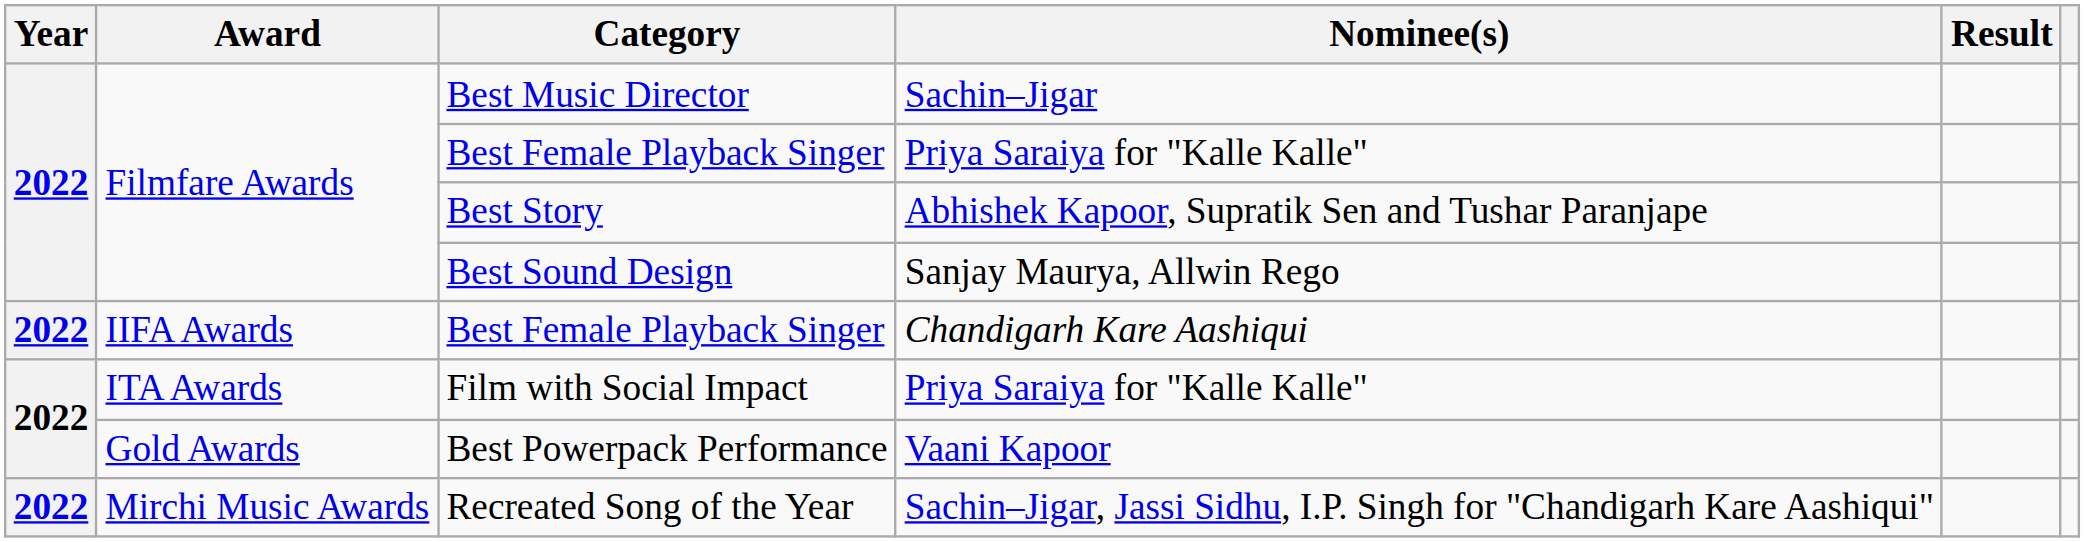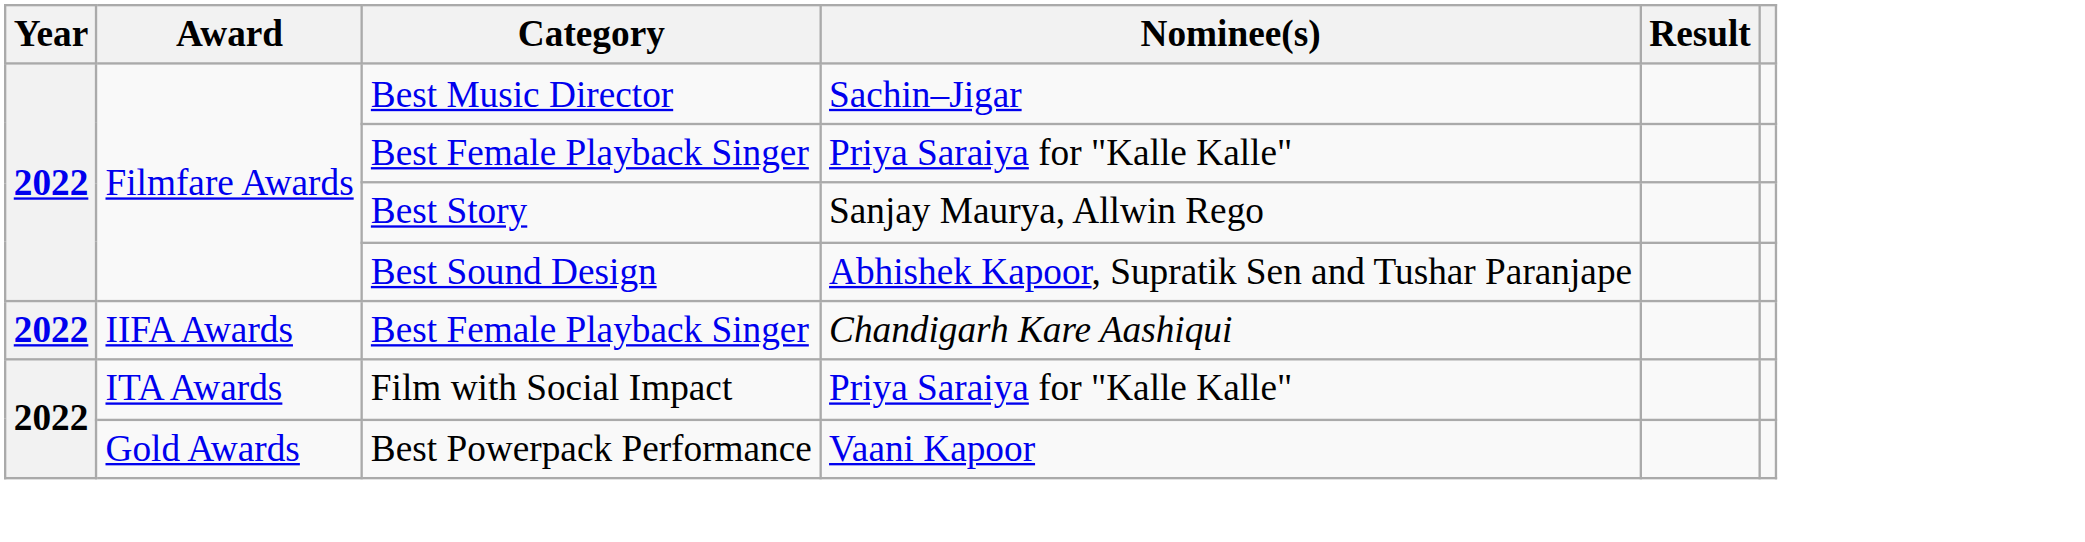(1306, 211) Abhishek Kapoor, Supratik Sen and Tushar Paranjape -> (1046, 211) Sanjay Maurya, Allwin Rego
(1122, 270) Sanjay Maurya, Allwin Rego -> (1231, 270) Abhishek Kapoor, Supratik Sen and Tushar Paranjape
- row: (267, 507)
